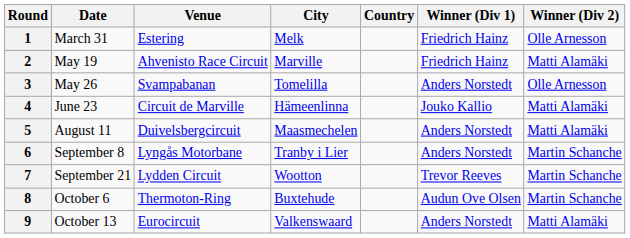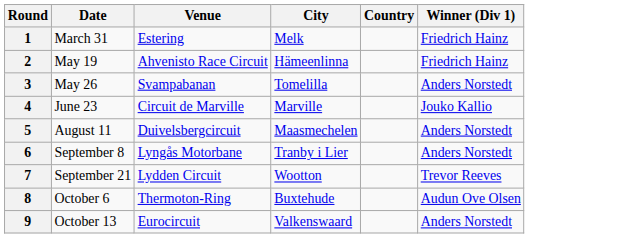- column: (575, 15)
(298, 61) Marville -> (311, 61) Hämeenlinna
(311, 107) Hämeenlinna -> (298, 107) Marville
